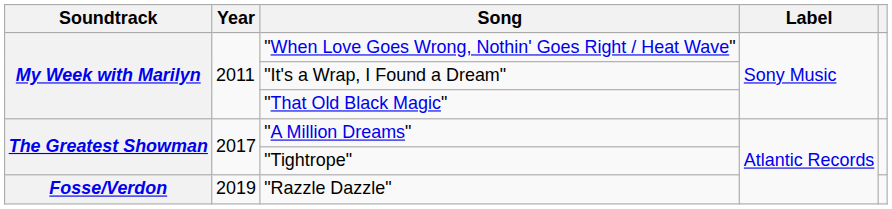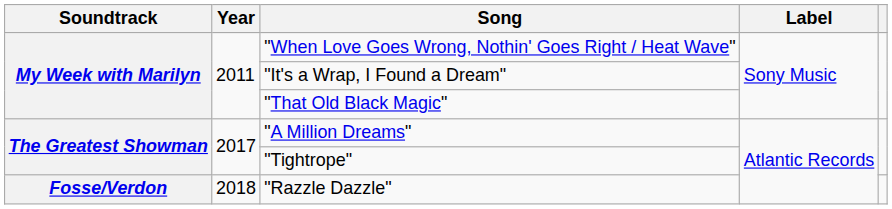(236, 189) 2019 -> (236, 189) 2018
